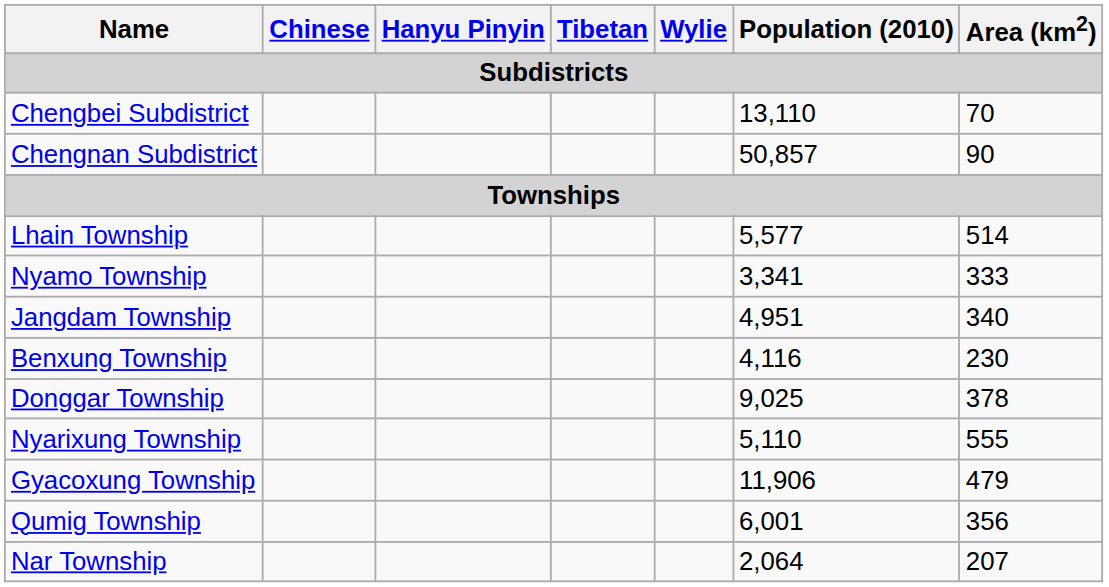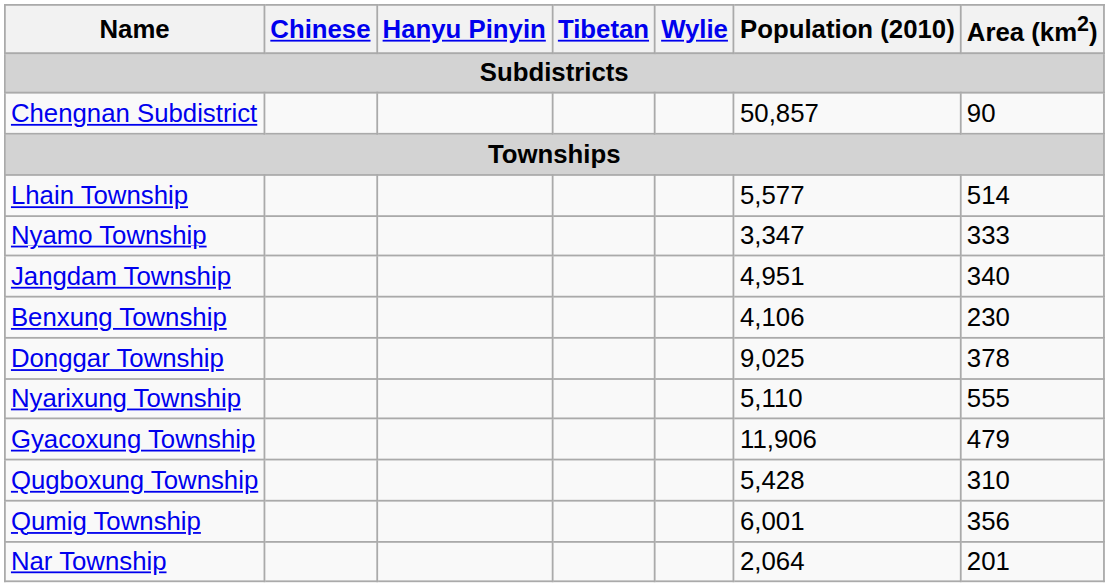- row: (130, 114)
(771, 277) 3,341 -> (772, 236) 3,347
(770, 358) 4,116 -> (772, 318) 4,106
+ row: (135, 480)
(987, 562) 207 -> (988, 562) 201
